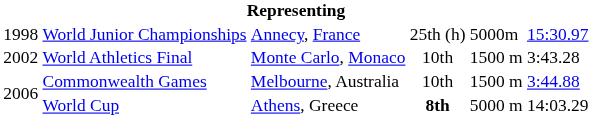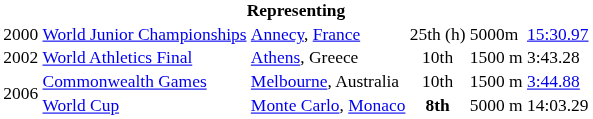(21, 34) 1998 -> (21, 34) 2000
(328, 57) Monte Carlo, Monaco -> (305, 57) Athens, Greece
(305, 105) Athens, Greece -> (328, 105) Monte Carlo, Monaco
